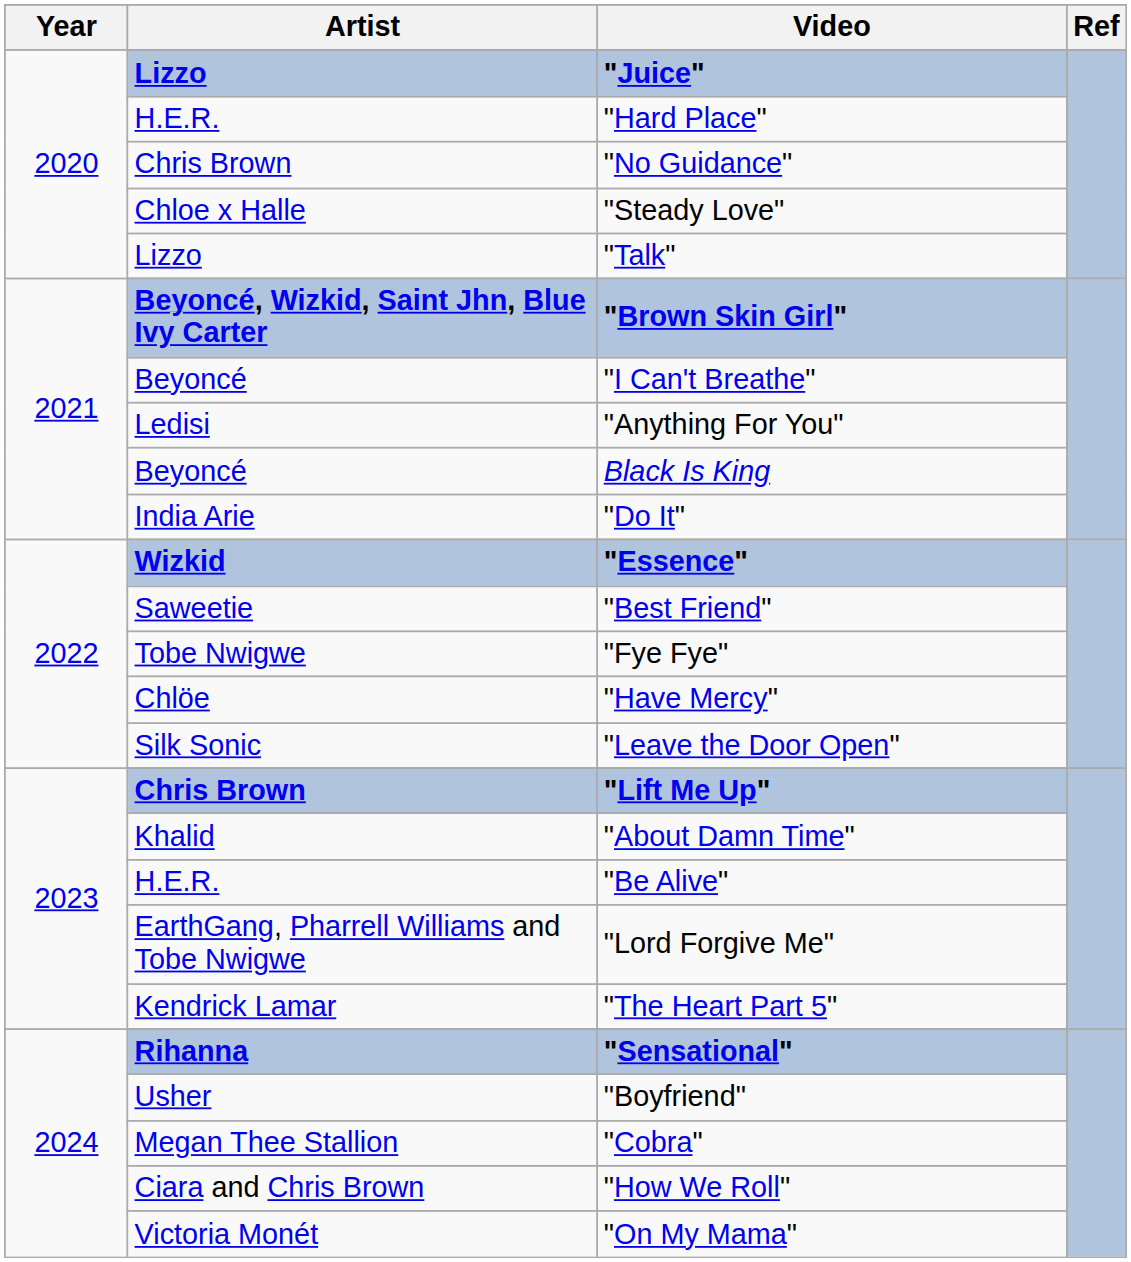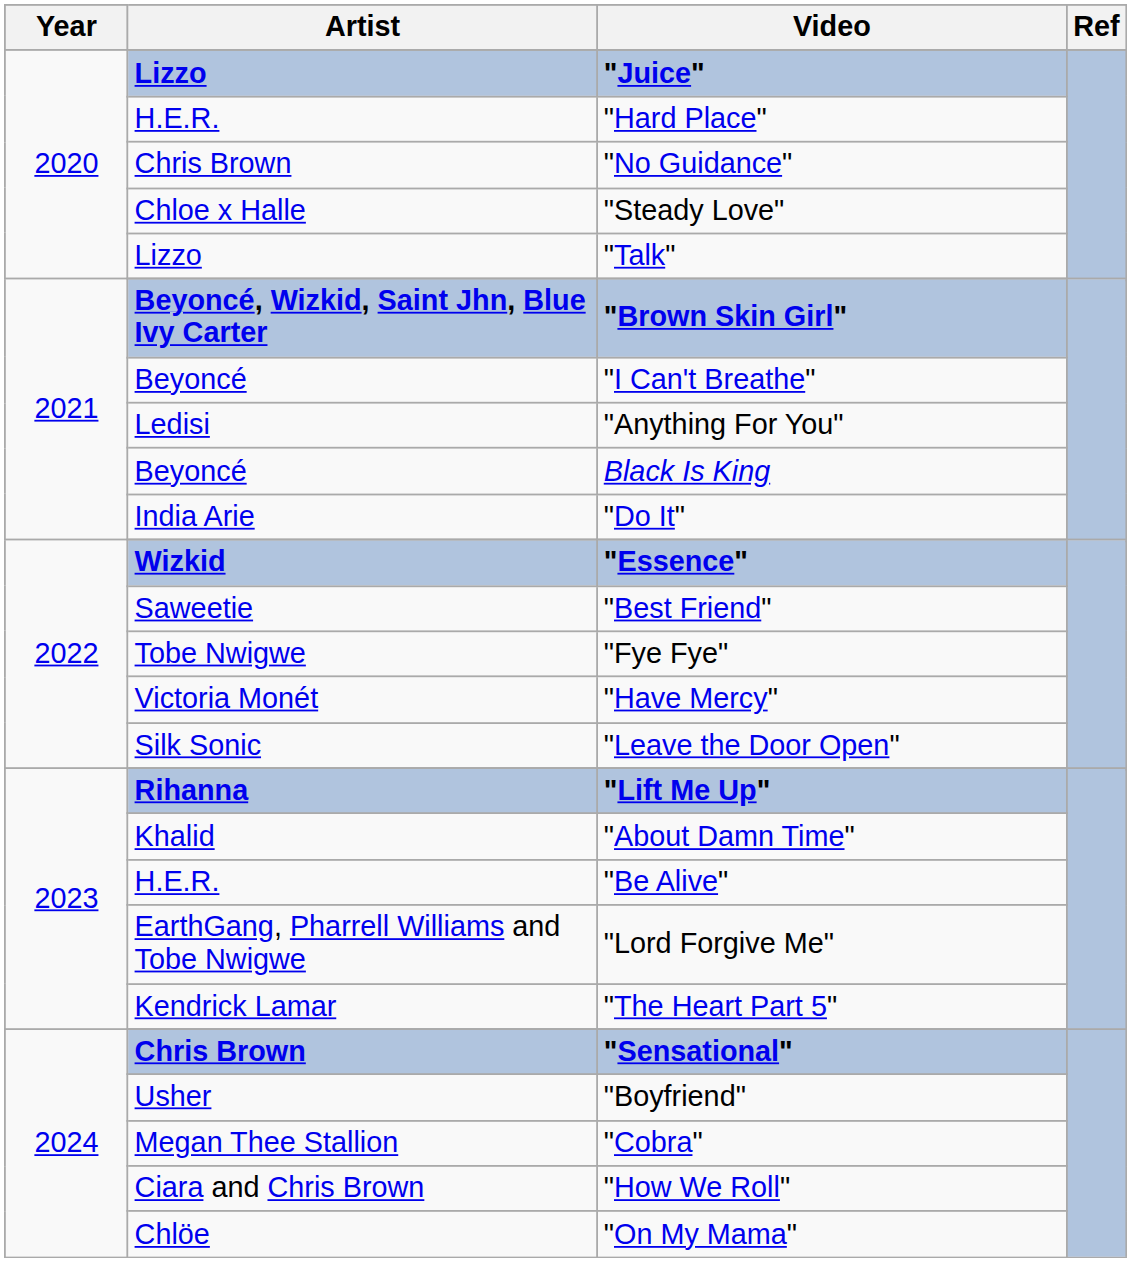(172, 699) Chlöe -> (226, 699) Victoria Monét
(220, 790) Chris Brown -> (191, 790) Rihanna
(191, 1051) Rihanna -> (220, 1051) Chris Brown
(226, 1234) Victoria Monét -> (172, 1234) Chlöe
